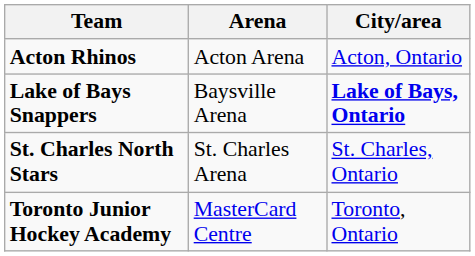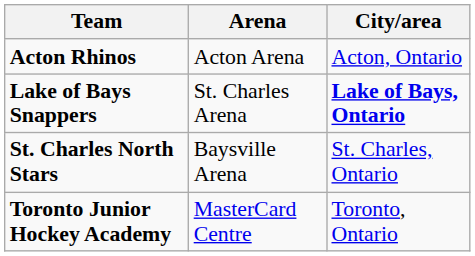(235, 103) Baysville Arena -> (241, 103) St. Charles Arena
(241, 162) St. Charles Arena -> (235, 162) Baysville Arena
